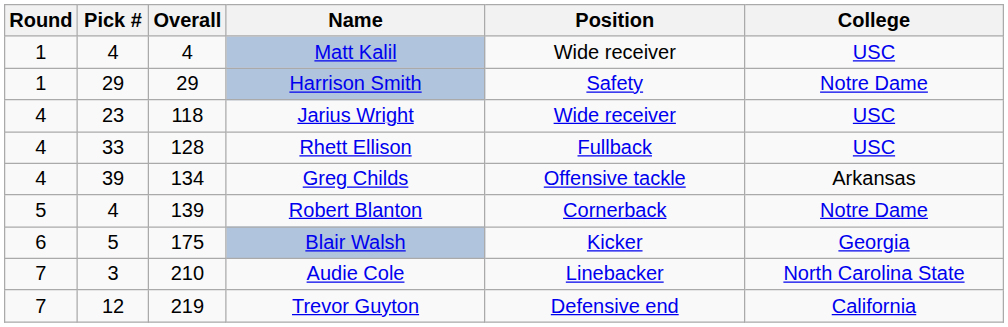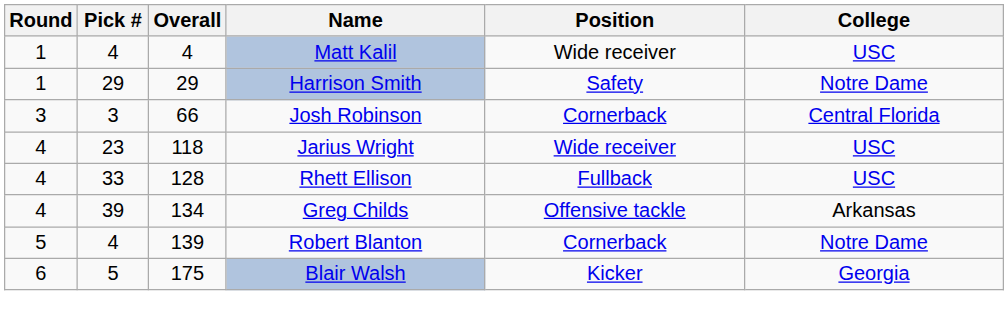+ row: (356, 115)
- row: (356, 274)
- row: (356, 305)
